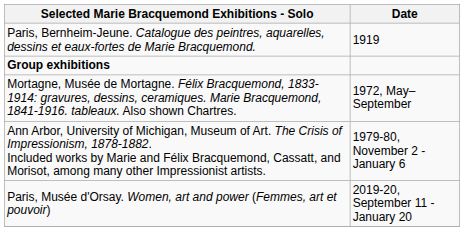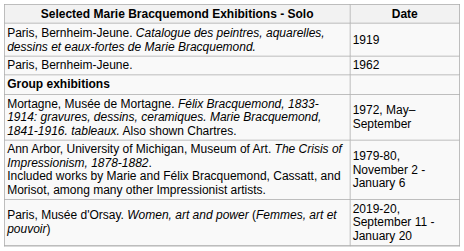+ row: (70, 65)
